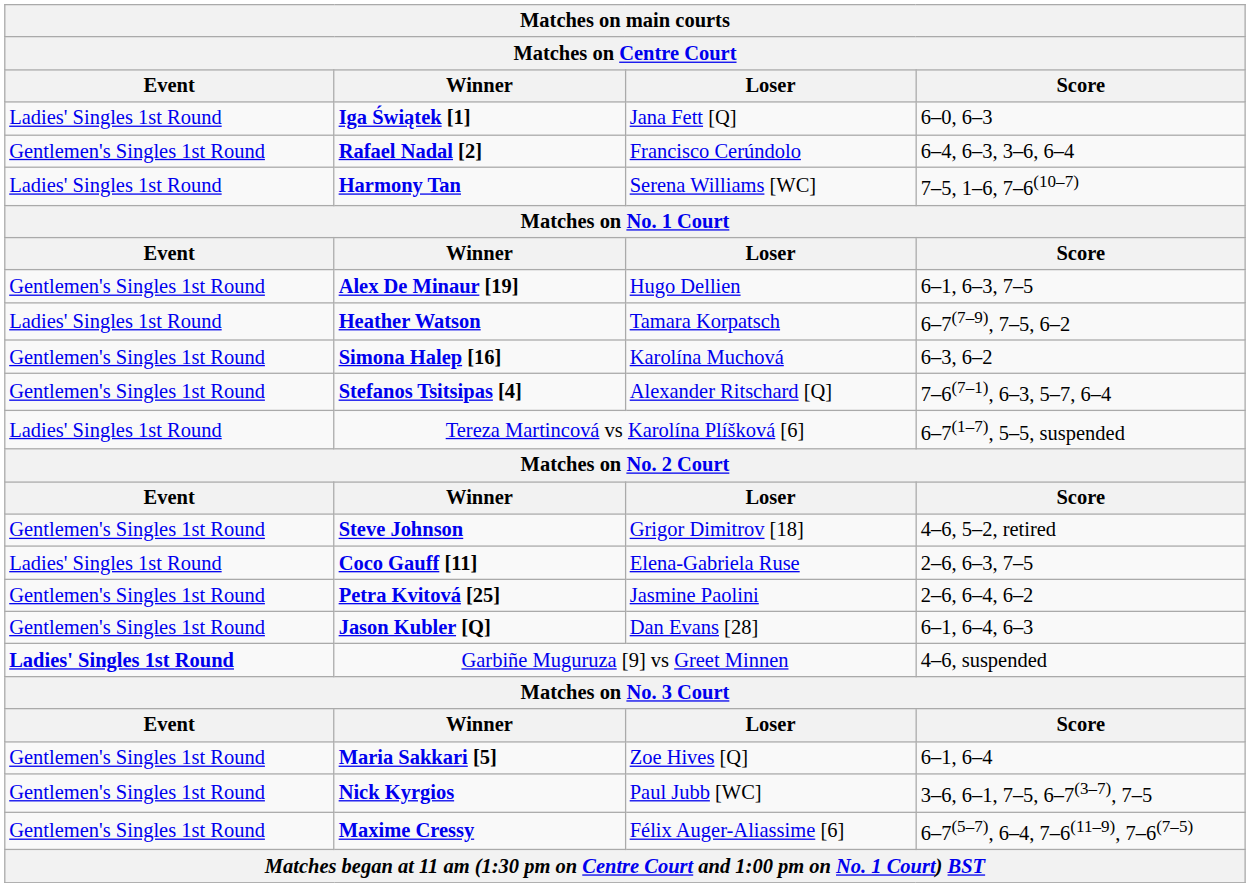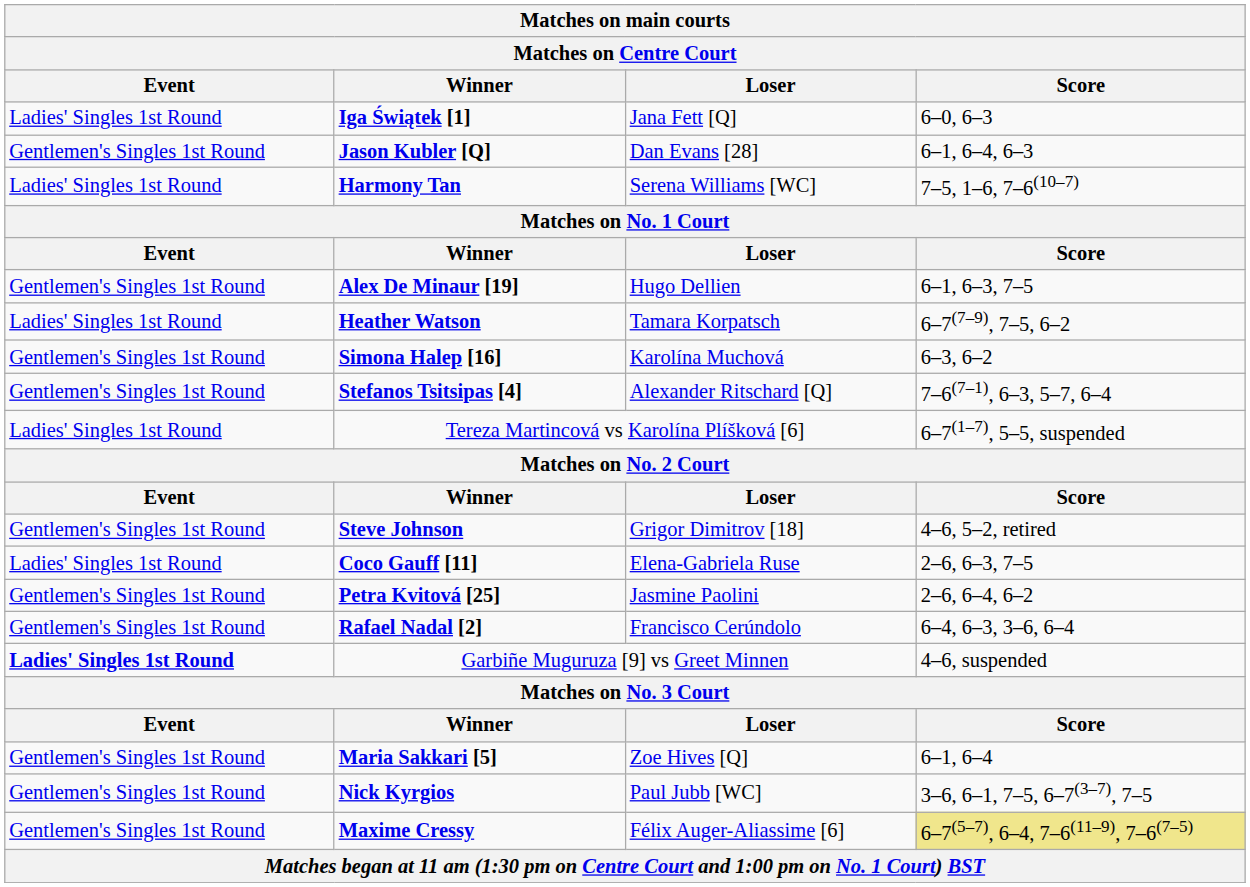rows swapped: (410, 150) <-> (415, 627)
(1057, 830) no background -> (1057, 830) khaki background
